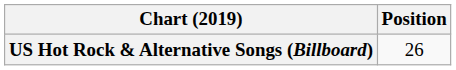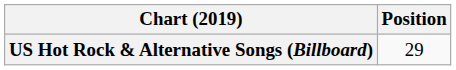(414, 49) 26 -> (414, 49) 29
